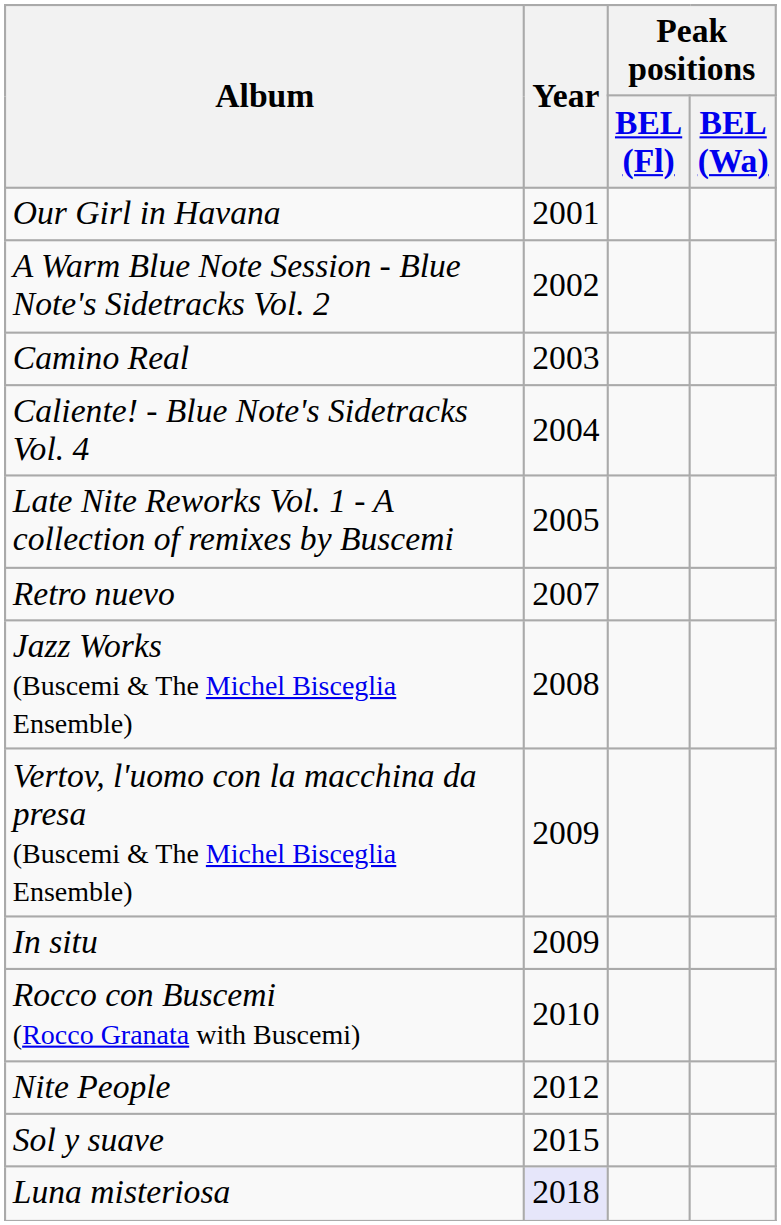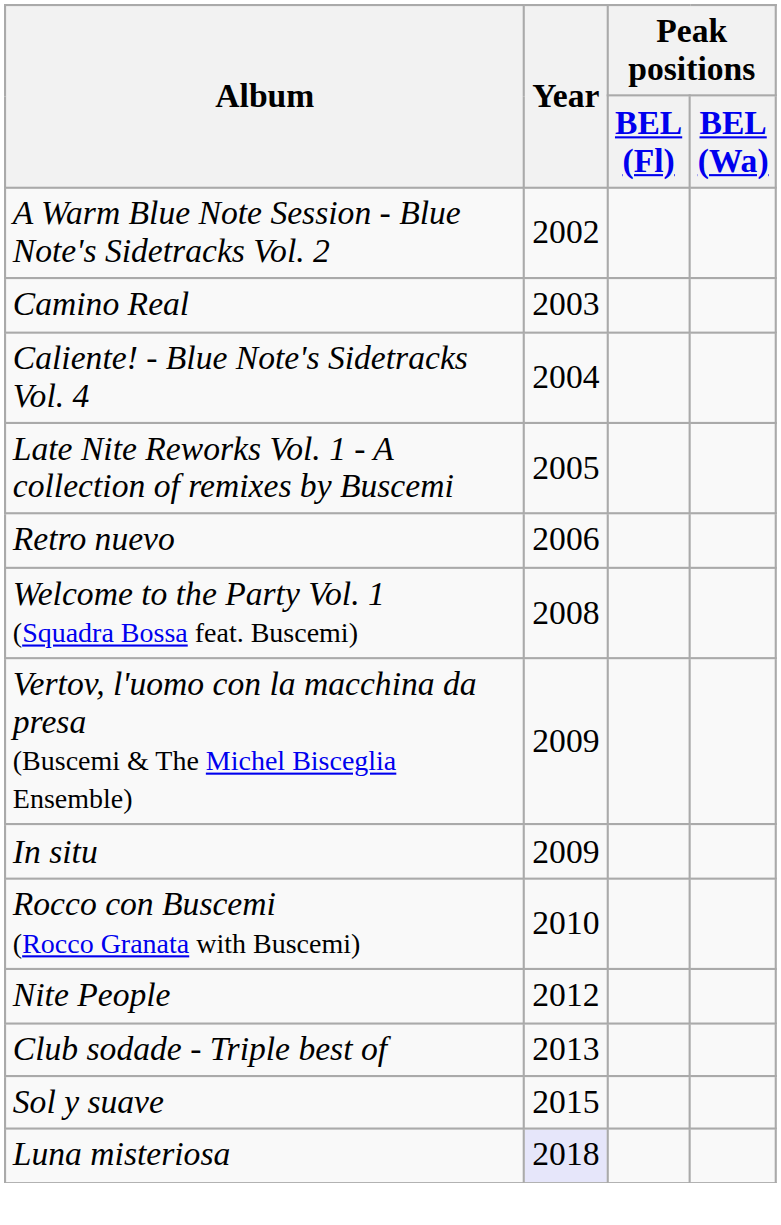- row: (147, 213)
(566, 593) 2007 -> (566, 539) 2006
+ row: (199, 612)
- row: (205, 684)
+ row: (200, 1048)
